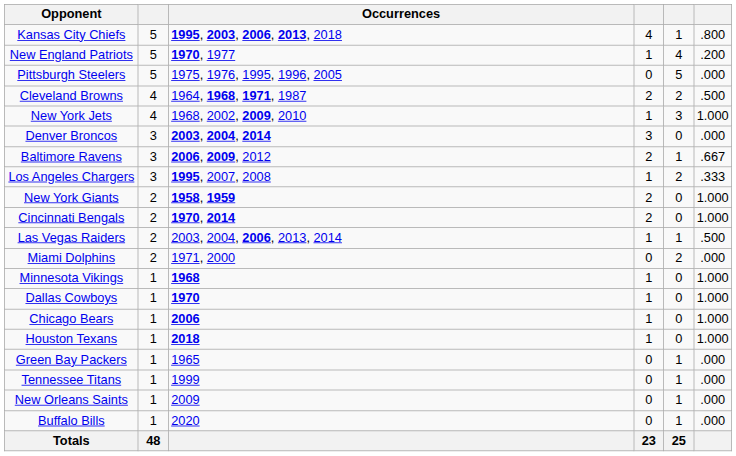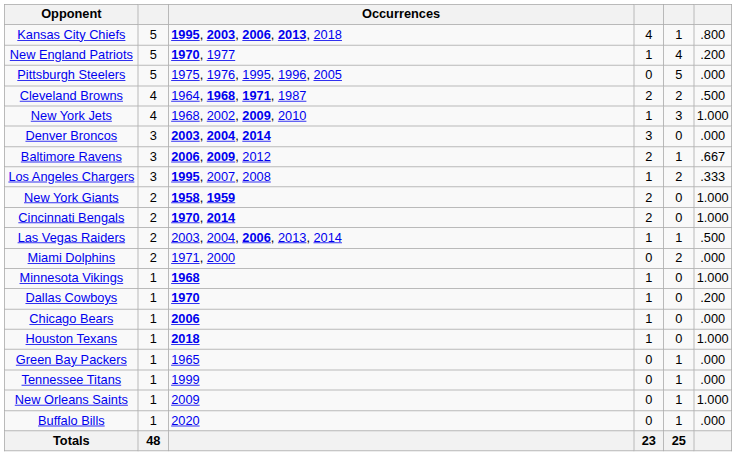(713, 298) 1.000 -> (713, 298) .200
(713, 319) 1.000 -> (713, 319) .000
(713, 400) .000 -> (713, 400) 1.000
